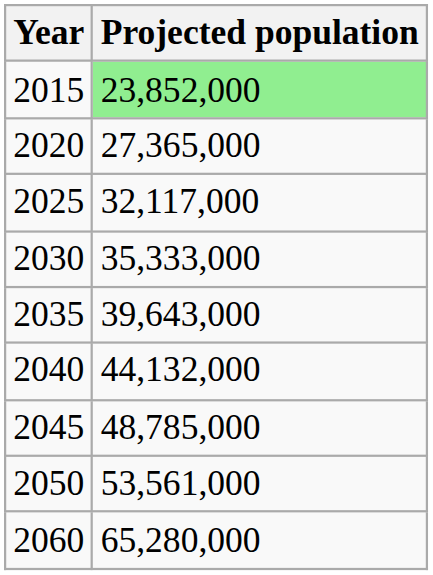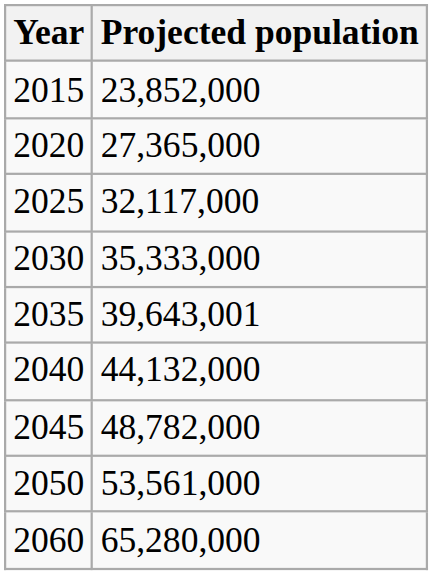(181, 88) lightgreen background -> (181, 88) no background
(181, 314) 39,643,000 -> (181, 314) 39,643,001
(181, 426) 48,785,000 -> (181, 426) 48,782,000
